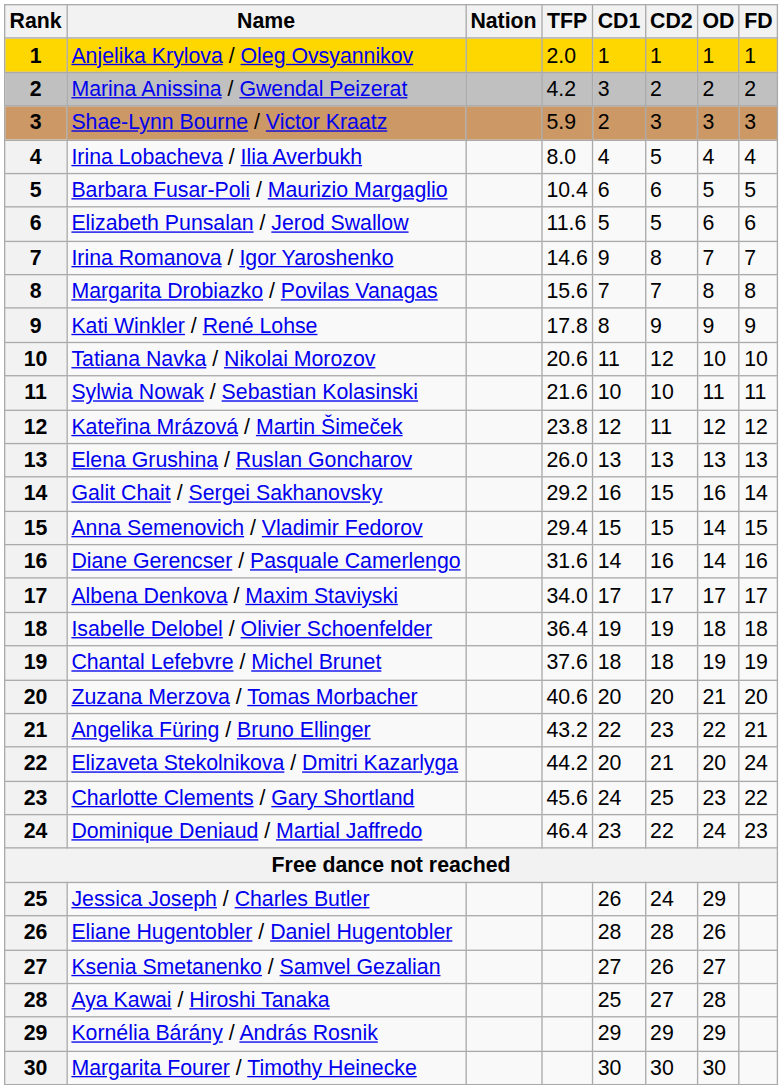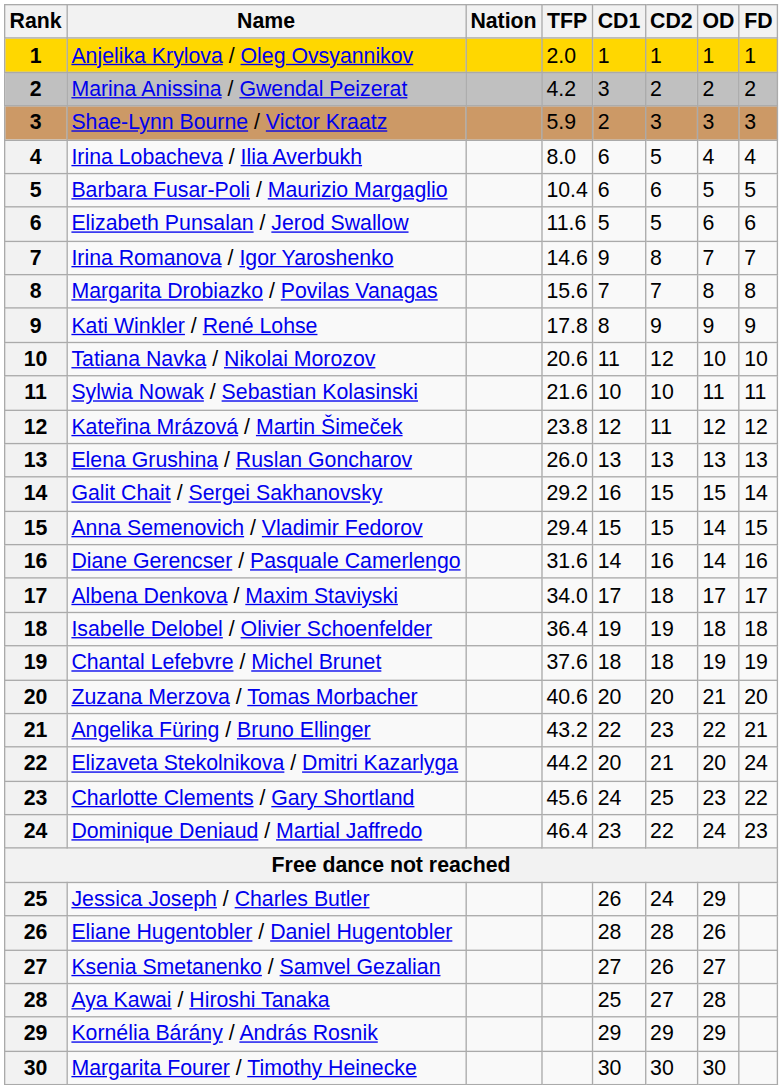(604, 156) 4 -> (604, 156) 6
(714, 493) 16 -> (714, 493) 15
(662, 595) 17 -> (662, 595) 18
